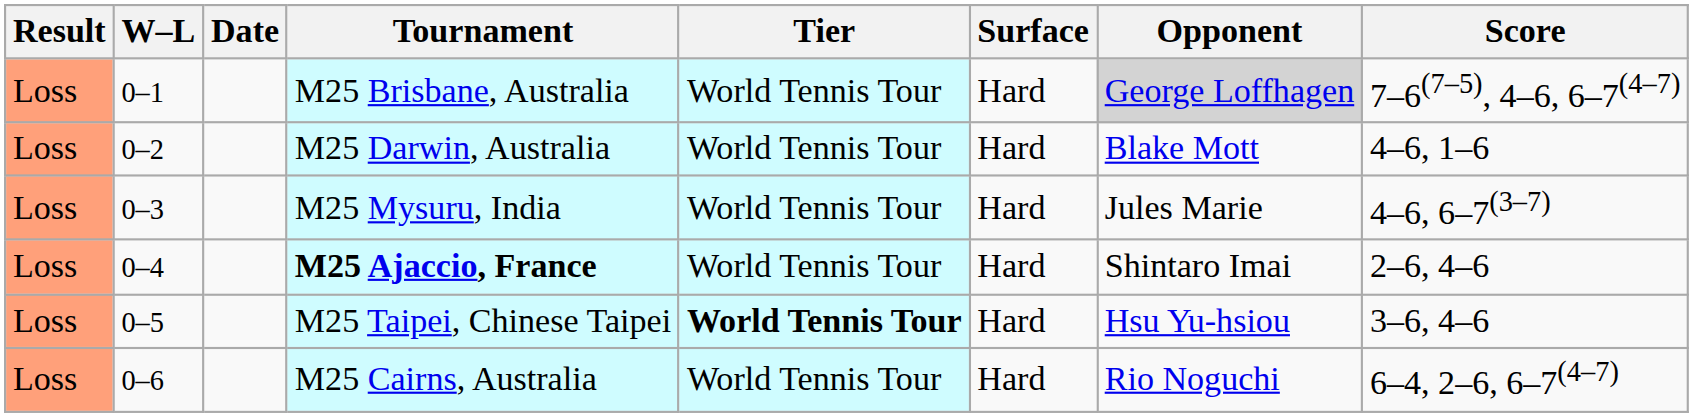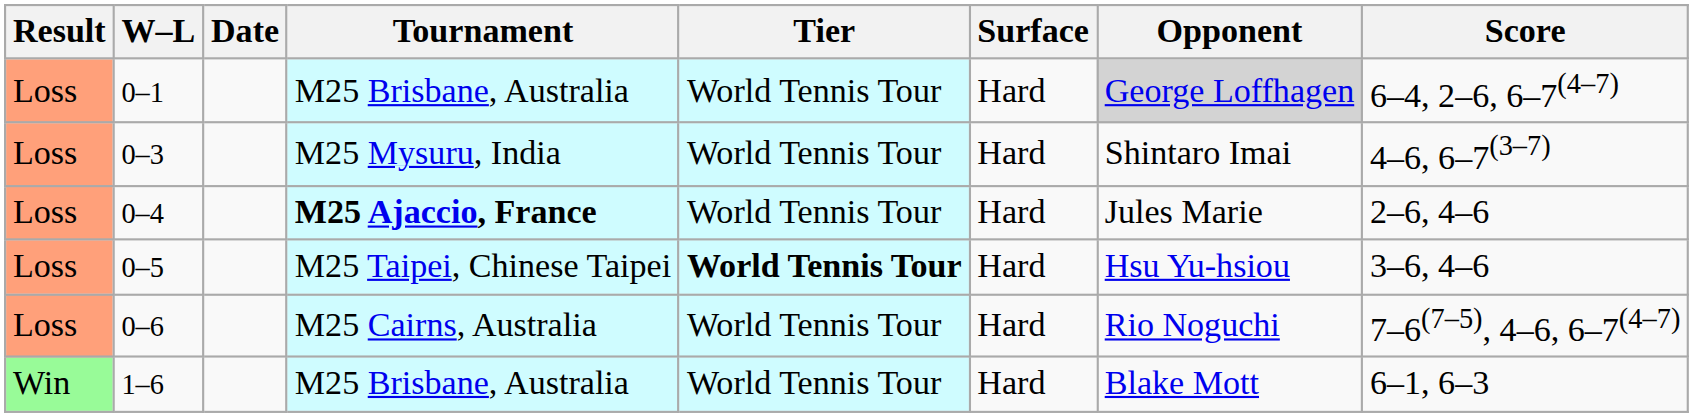(1525, 90) 7–6(7–5), 4–6, 6–7(4–7) -> (1494, 90) 6–4, 2–6, 6–7(4–7)
- row: (143, 150)
(1184, 207) Jules Marie -> (1198, 153) Shintaro Imai
(1198, 266) Shintaro Imai -> (1184, 212) Jules Marie
(1494, 378) 6–4, 2–6, 6–7(4–7) -> (1525, 324) 7–6(7–5), 4–6, 6–7(4–7)
+ row: (143, 385)
